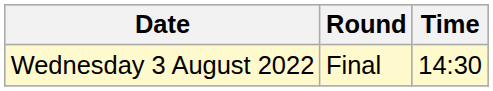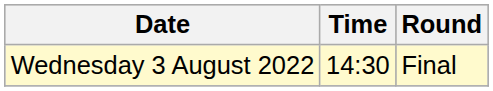columns swapped: (450, 24) <-> (366, 24)
